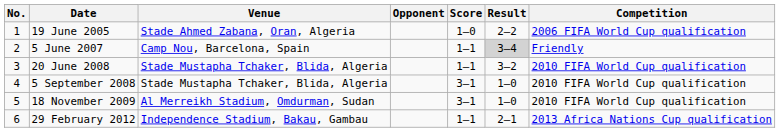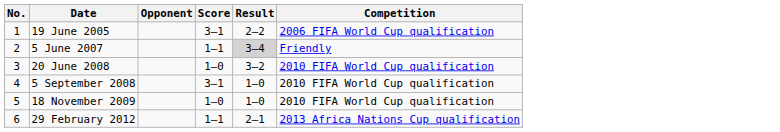- column: (264, 13)
(466, 31) 1–0 -> (214, 31) 3–1
(466, 66) 1–1 -> (214, 66) 1–0
(466, 101) 3–1 -> (214, 101) 1–0
